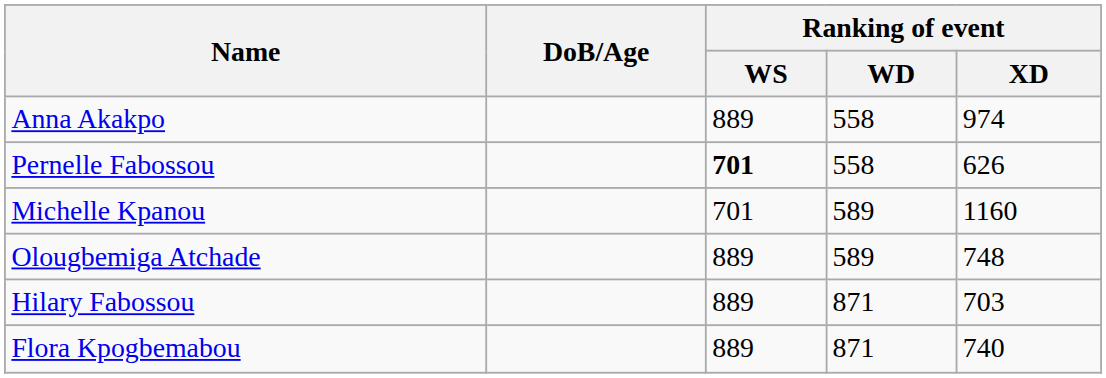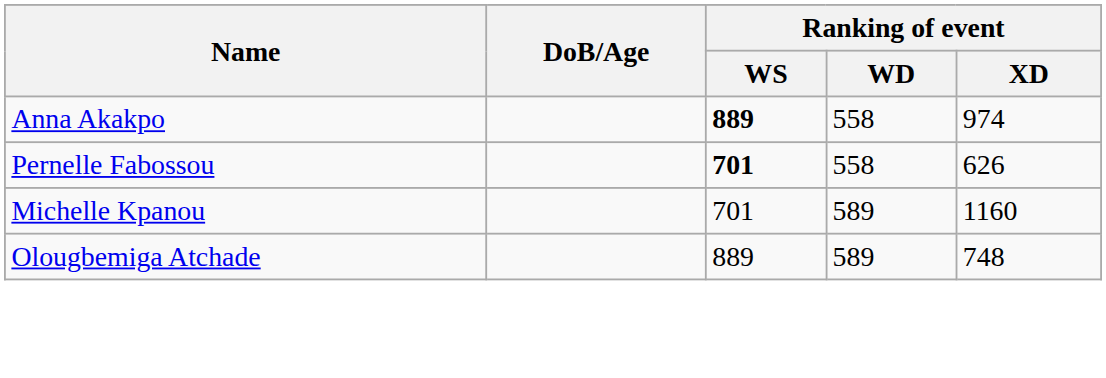(733, 119) normal -> (733, 119) bold
- row: (103, 302)
- row: (126, 348)
